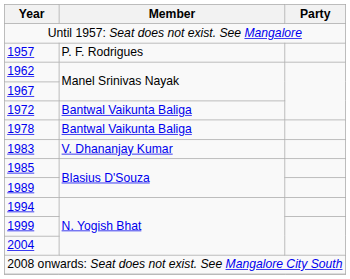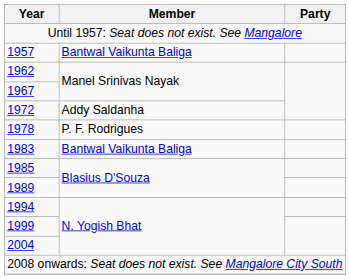(102, 52) P. F. Rodrigues -> (127, 52) Bantwal Vaikunta Baliga
(127, 110) Bantwal Vaikunta Baliga -> (103, 110) Addy Saldanha
(127, 129) Bantwal Vaikunta Baliga -> (102, 129) P. F. Rodrigues
(117, 149) V. Dhananjay Kumar -> (127, 149) Bantwal Vaikunta Baliga
